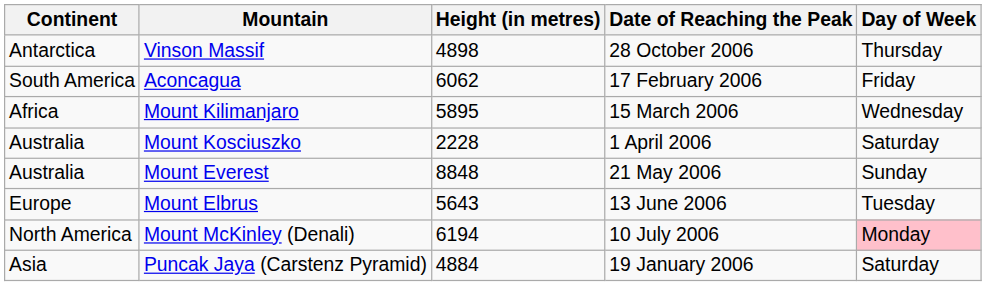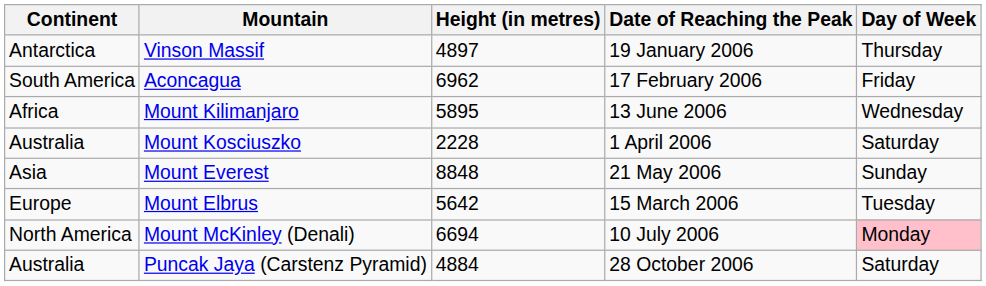(457, 50) 4898 -> (457, 50) 4897
(681, 50) 28 October 2006 -> (681, 50) 19 January 2006
(457, 81) 6062 -> (457, 81) 6962
(674, 111) 15 March 2006 -> (668, 111) 13 June 2006
(47, 173) Australia -> (28, 173) Asia
(457, 204) 5643 -> (457, 204) 5642
(668, 204) 13 June 2006 -> (674, 204) 15 March 2006
(457, 234) 6194 -> (457, 234) 6694
(28, 265) Asia -> (47, 265) Australia
(681, 265) 19 January 2006 -> (681, 265) 28 October 2006
